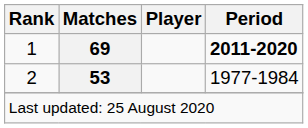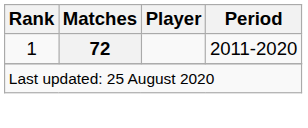(100, 48) 69 -> (100, 48) 72
(254, 48) bold -> (254, 48) normal
- row: (32, 78)
